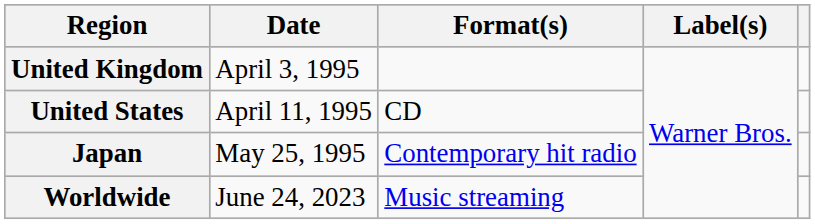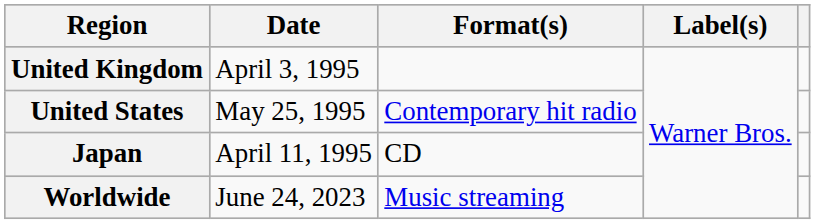(294, 111) April 11, 1995 -> (290, 111) May 25, 1995
(403, 111) CD -> (510, 111) Contemporary hit radio
(290, 153) May 25, 1995 -> (294, 153) April 11, 1995
(510, 153) Contemporary hit radio -> (403, 153) CD
